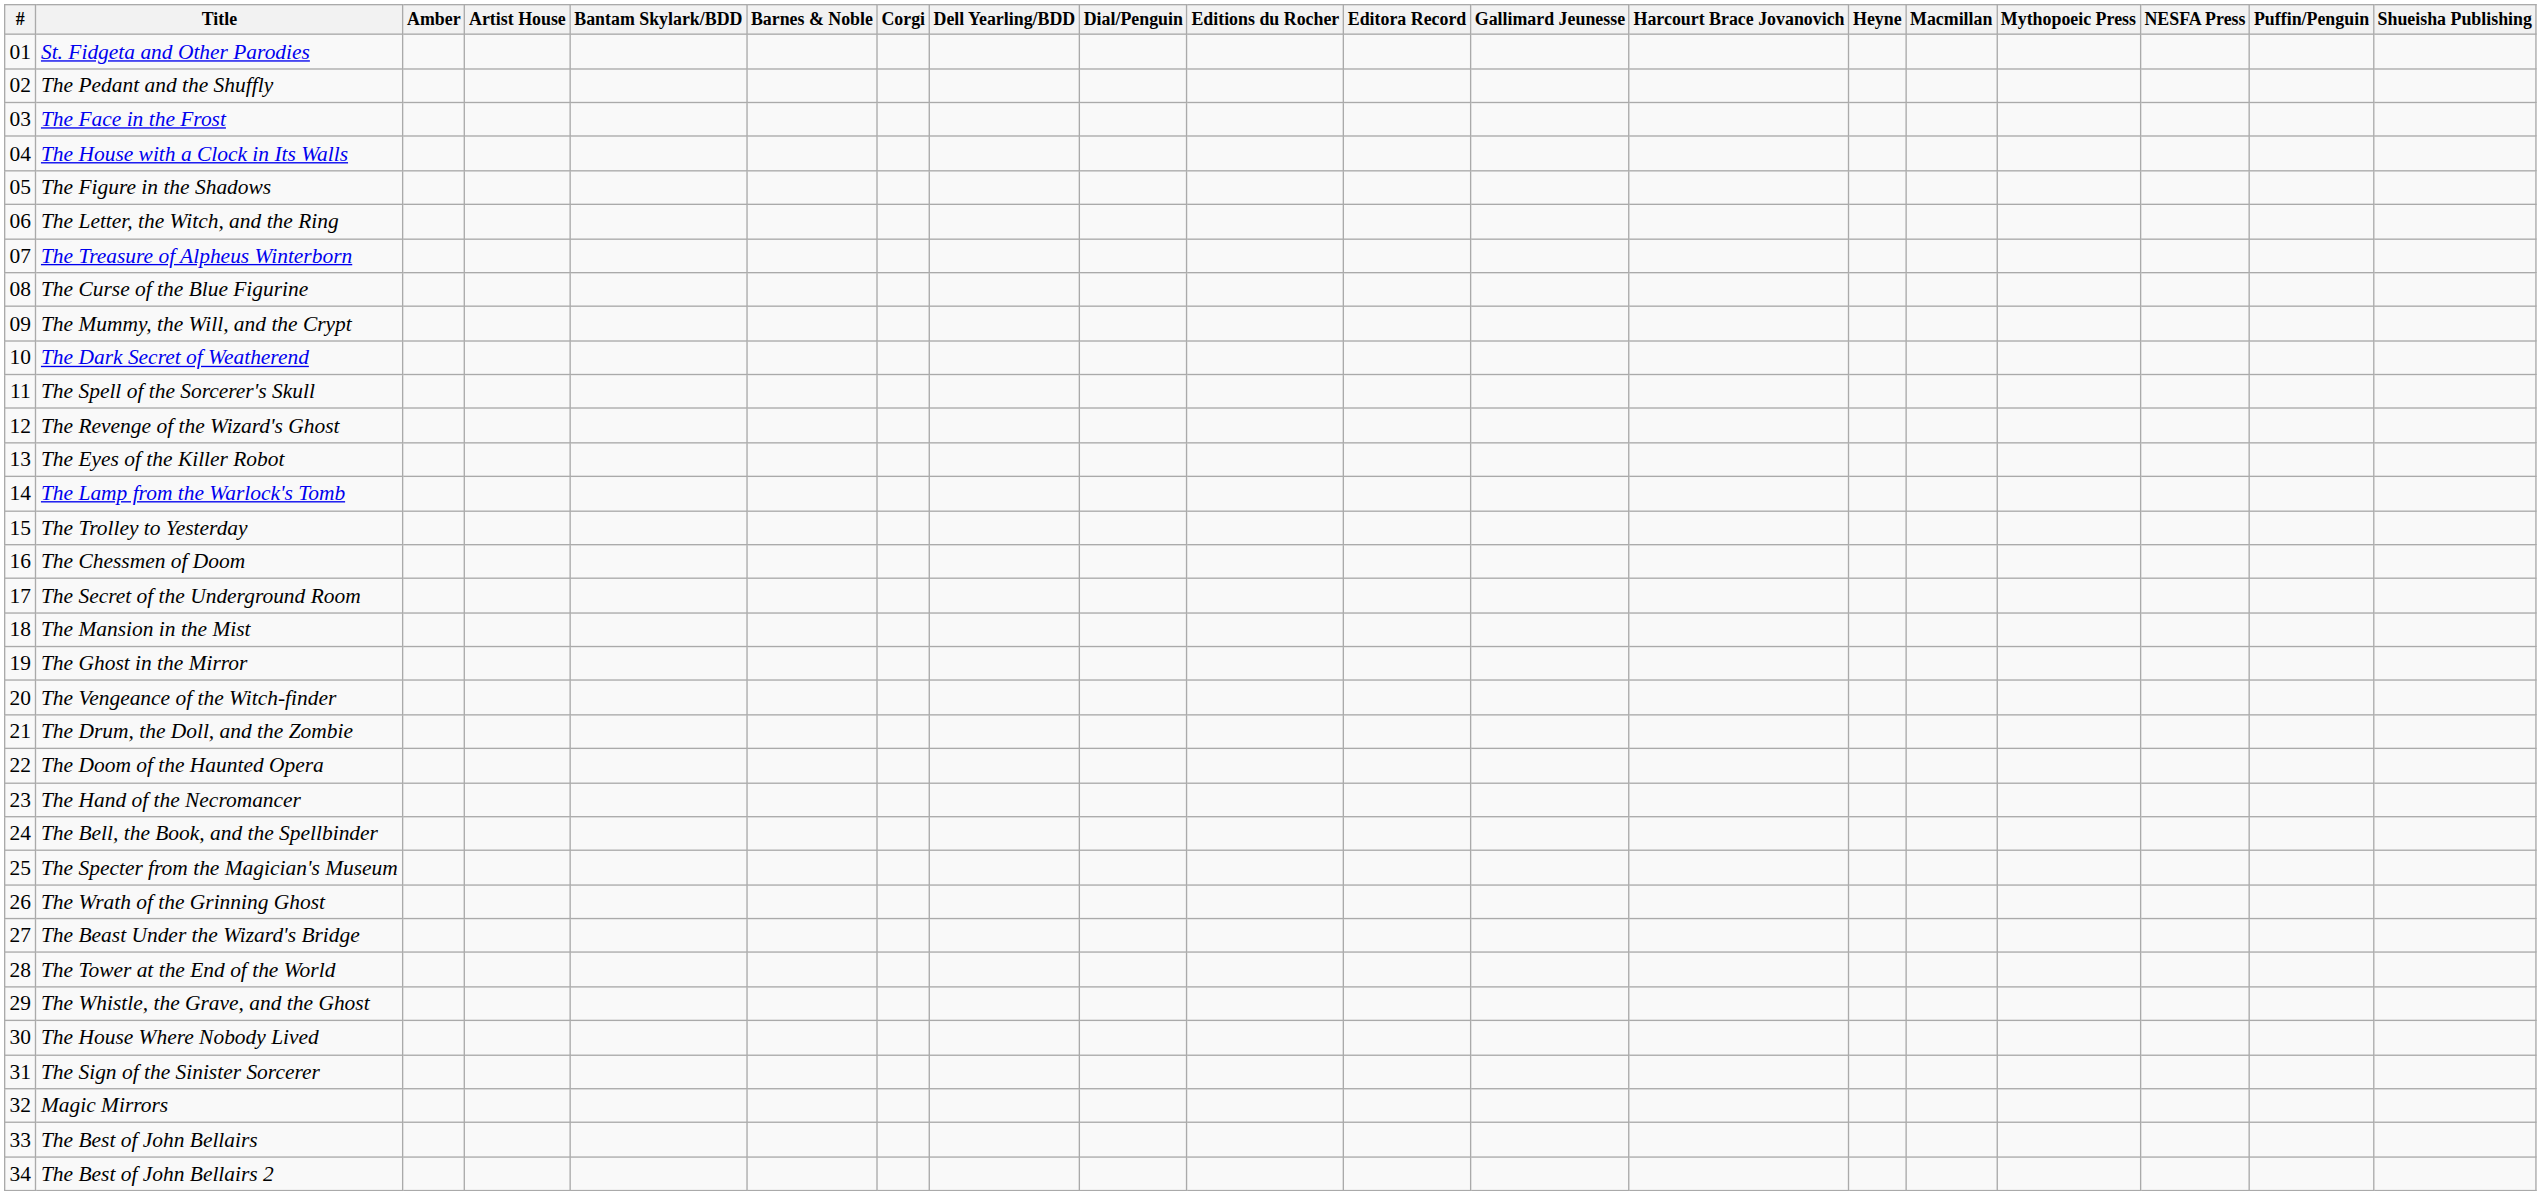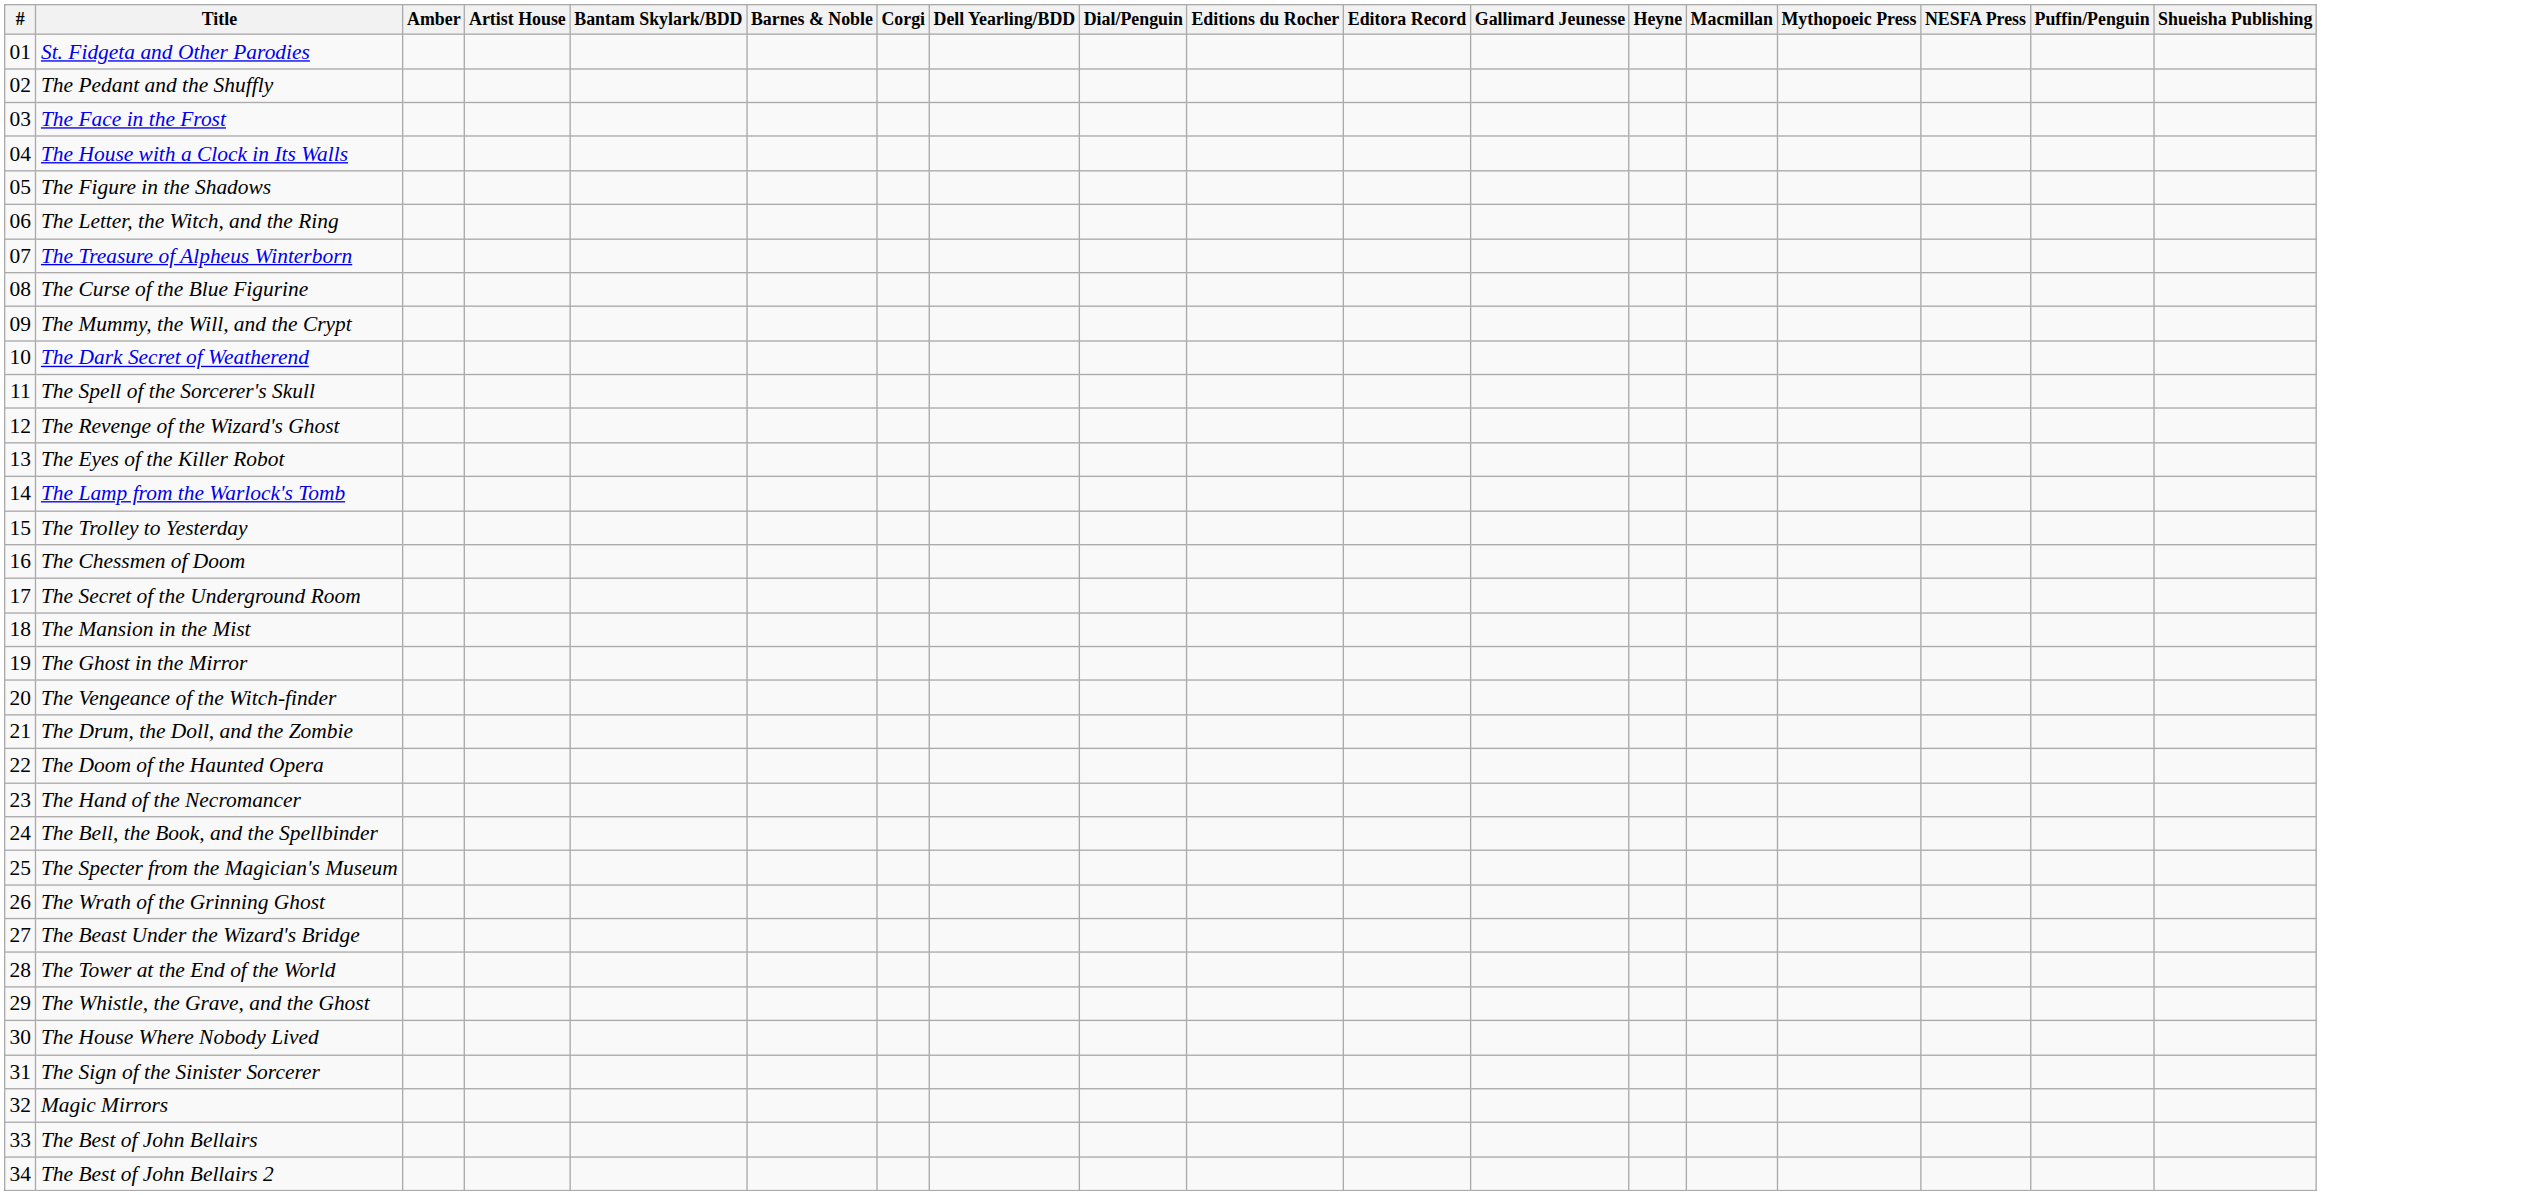- column: (1739, 19)
